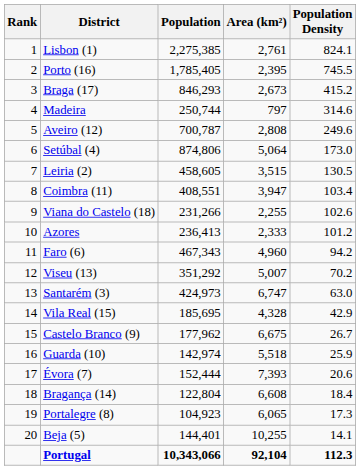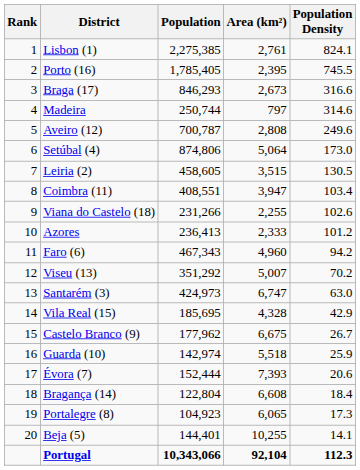(338, 89) 415.2 -> (338, 89) 316.6
